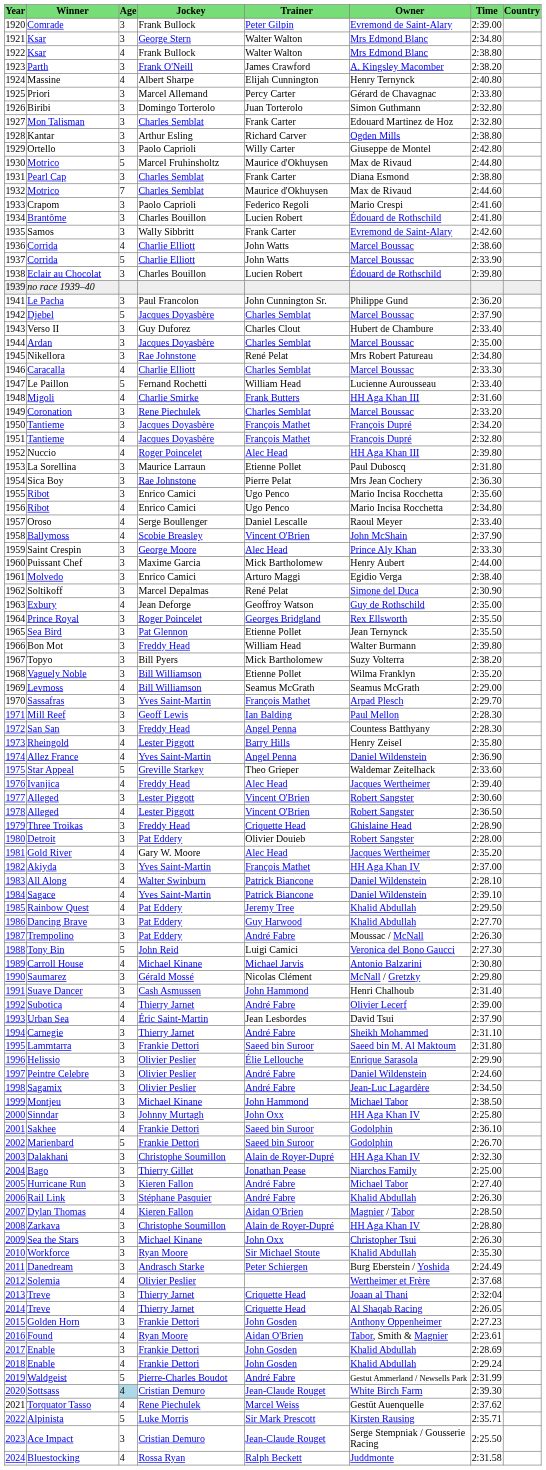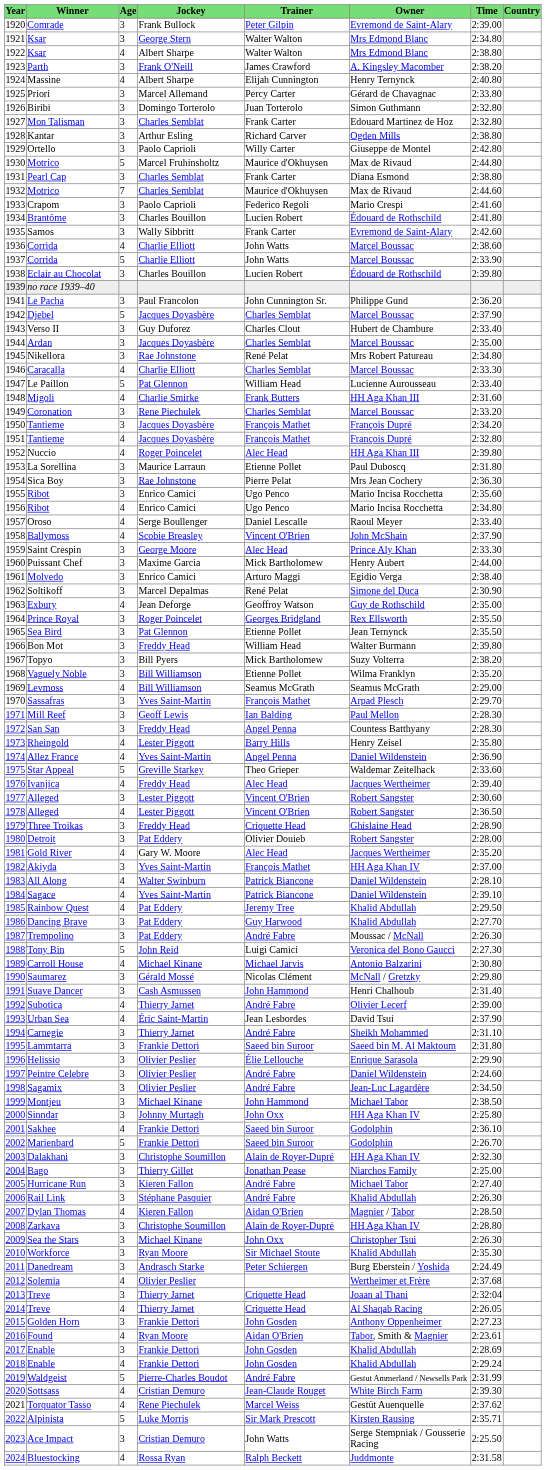(167, 52) Frank Bullock -> (166, 52) Albert Sharpe
(173, 384) Fernand Rochetti -> (163, 384) Pat Glennon
(122, 1391) lightblue background -> (122, 1391) no background
(285, 1438) Jean-Claude Rouget -> (267, 1438) John Watts
